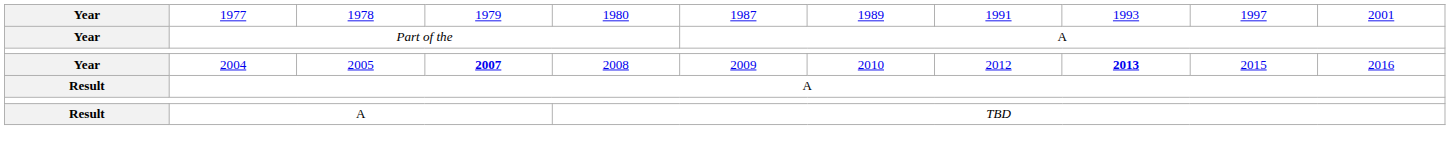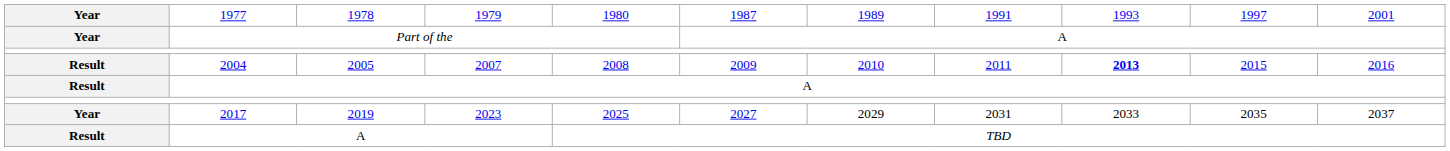(87, 65) Year -> (87, 65) Result
(488, 65) bold -> (488, 65) normal
(998, 65) 2012 -> (998, 65) 2011
+ row: (233, 114)
